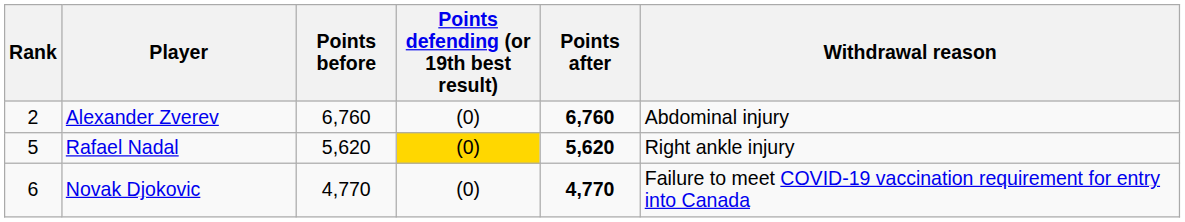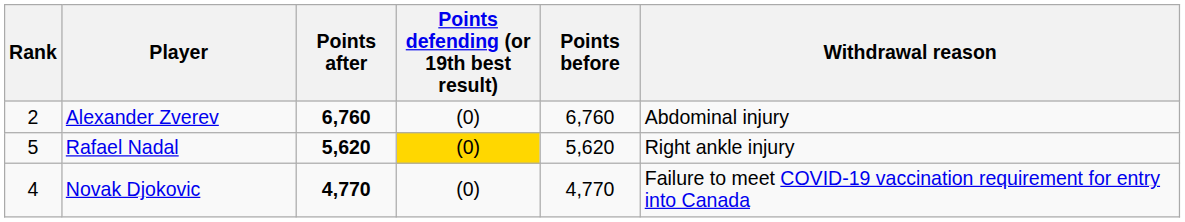columns swapped: (346, 52) <-> (590, 52)
(33, 189) 6 -> (33, 189) 4
